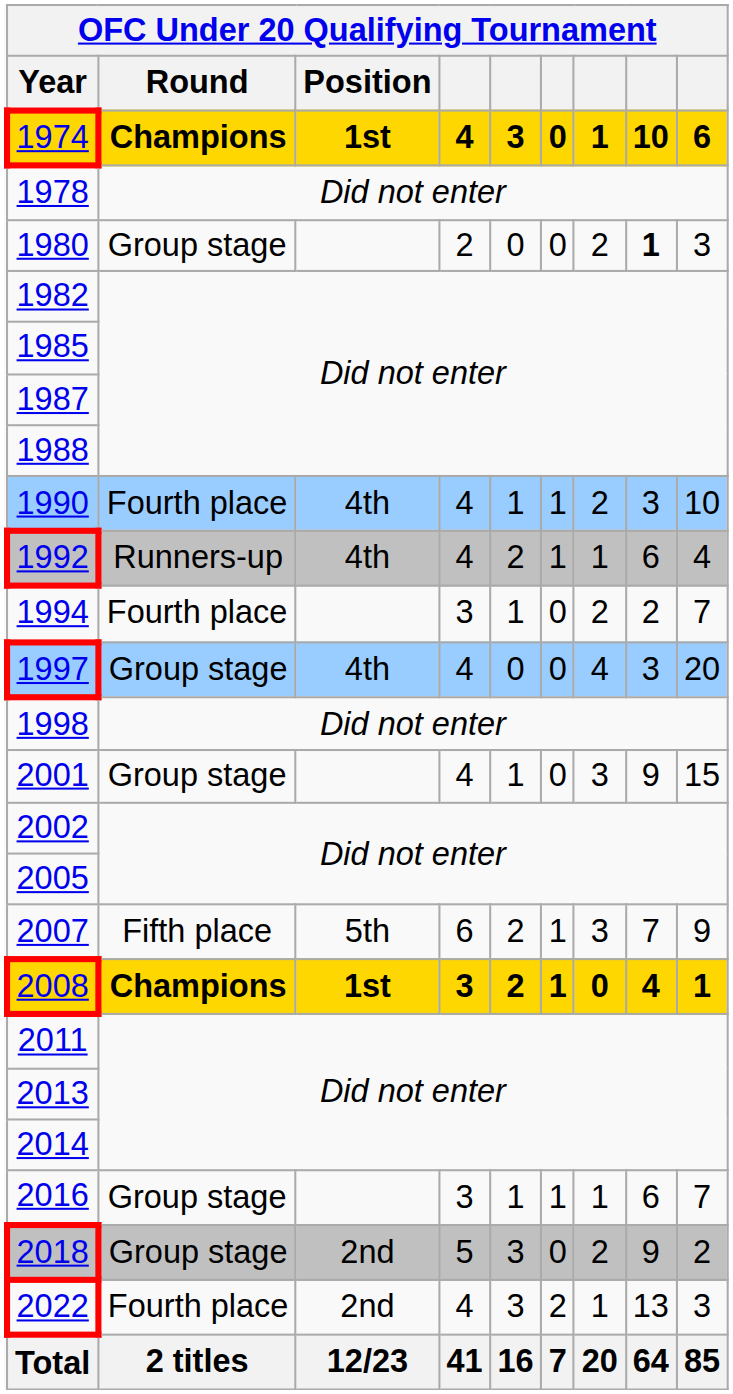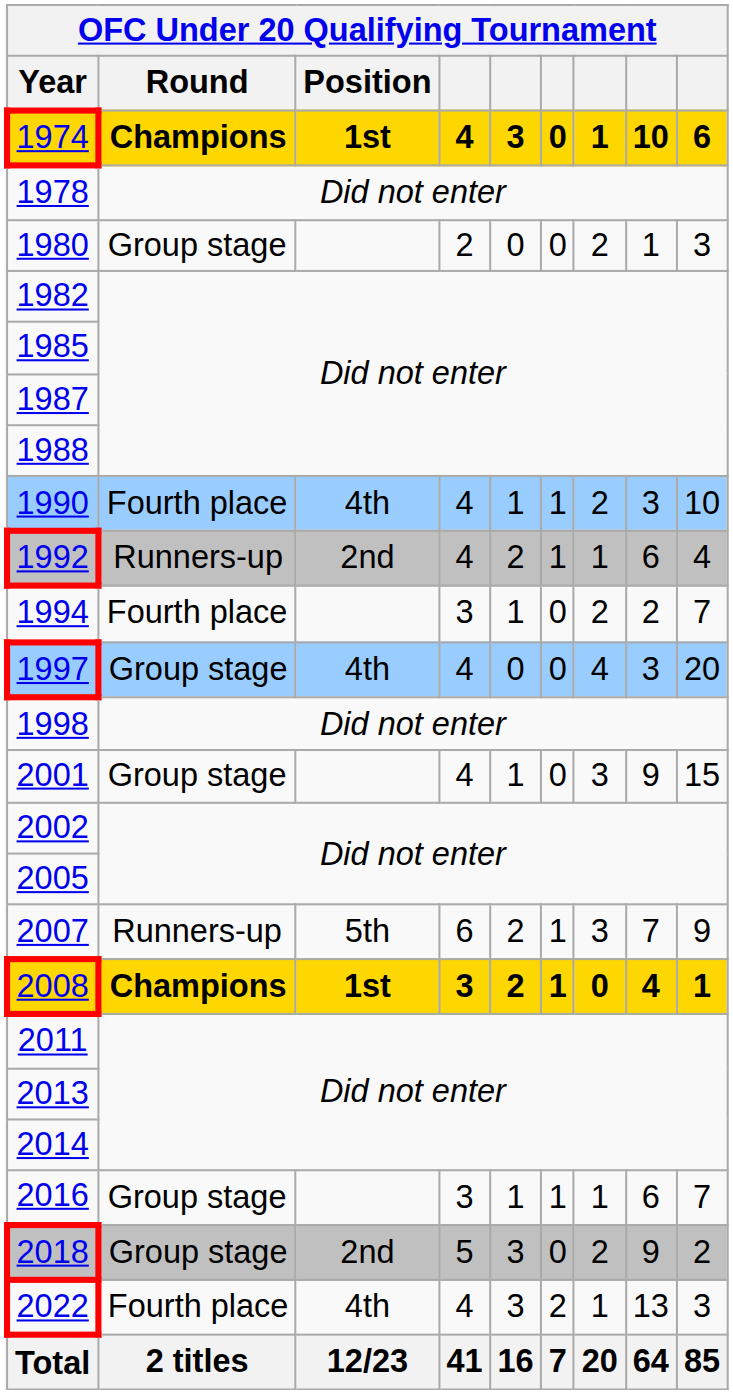(651, 244) bold -> (651, 244) normal
(367, 557) 4th -> (367, 557) 2nd
(197, 931) Fifth place -> (197, 931) Runners-up
(367, 1307) 2nd -> (367, 1307) 4th
